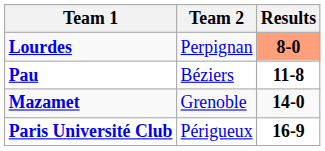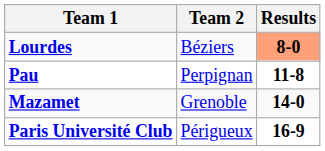(217, 46) Perpignan -> (207, 46) Béziers
(207, 74) Béziers -> (217, 74) Perpignan
